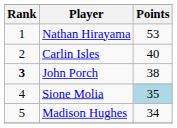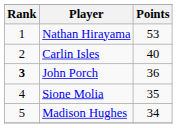(153, 73) 38 -> (153, 73) 36
(153, 93) lightblue background -> (153, 93) no background
